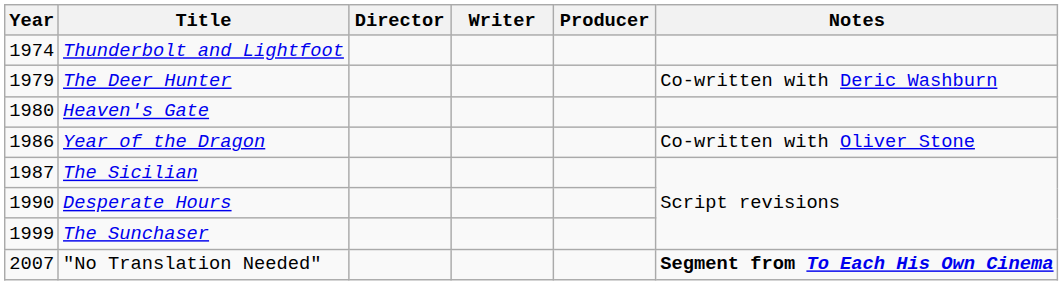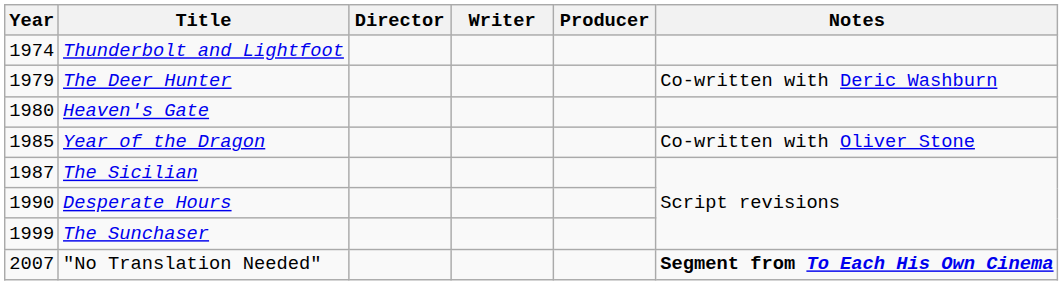(32, 142) 1986 -> (32, 142) 1985
